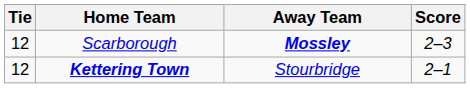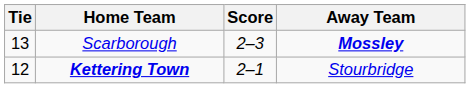columns swapped: (438, 17) <-> (317, 17)
(20, 43) 12 -> (20, 43) 13
